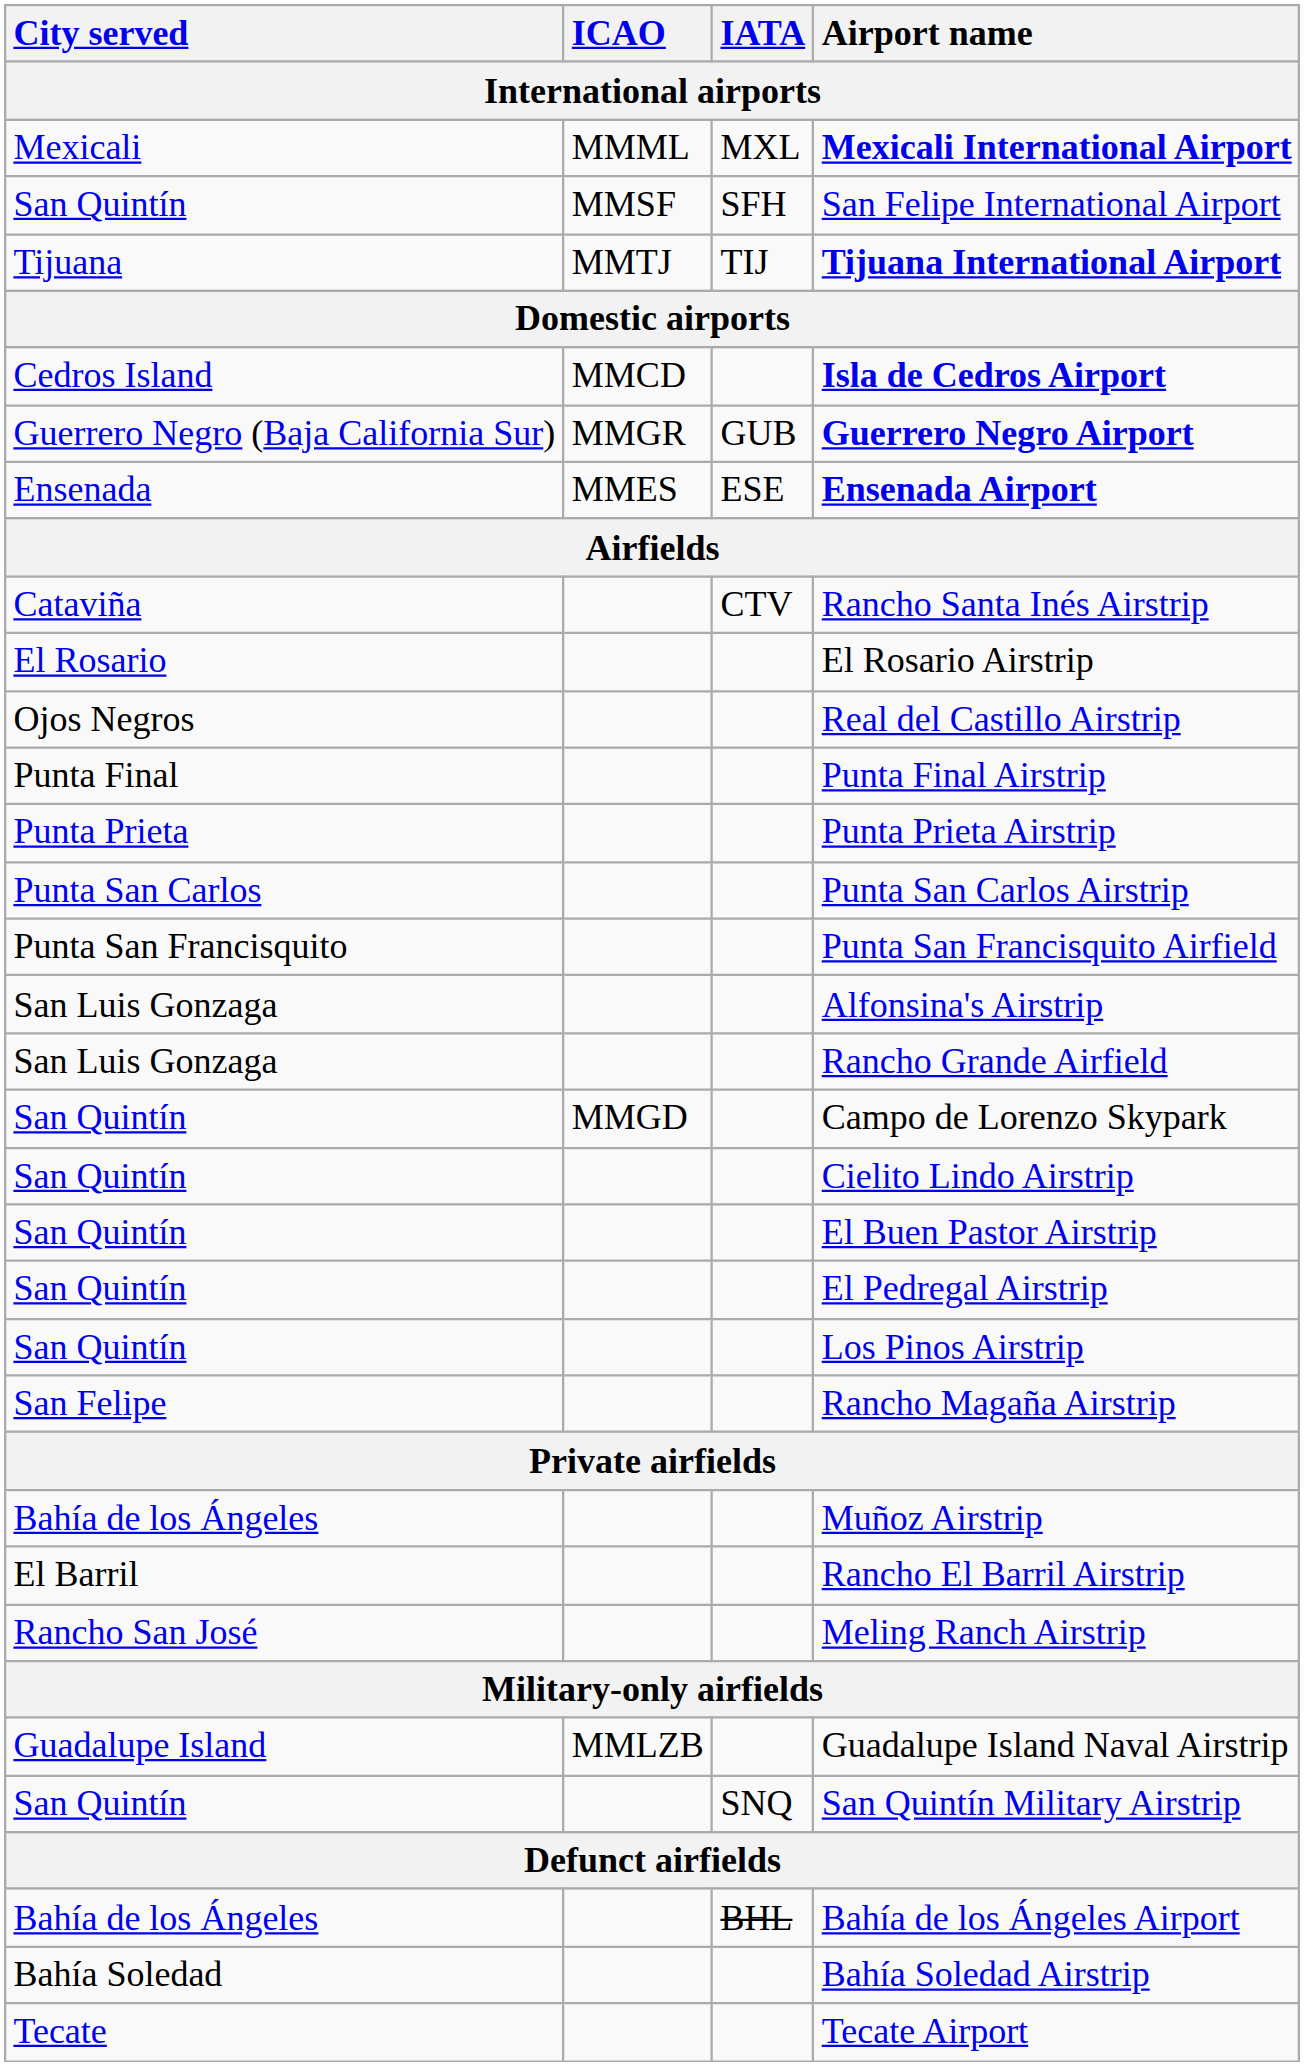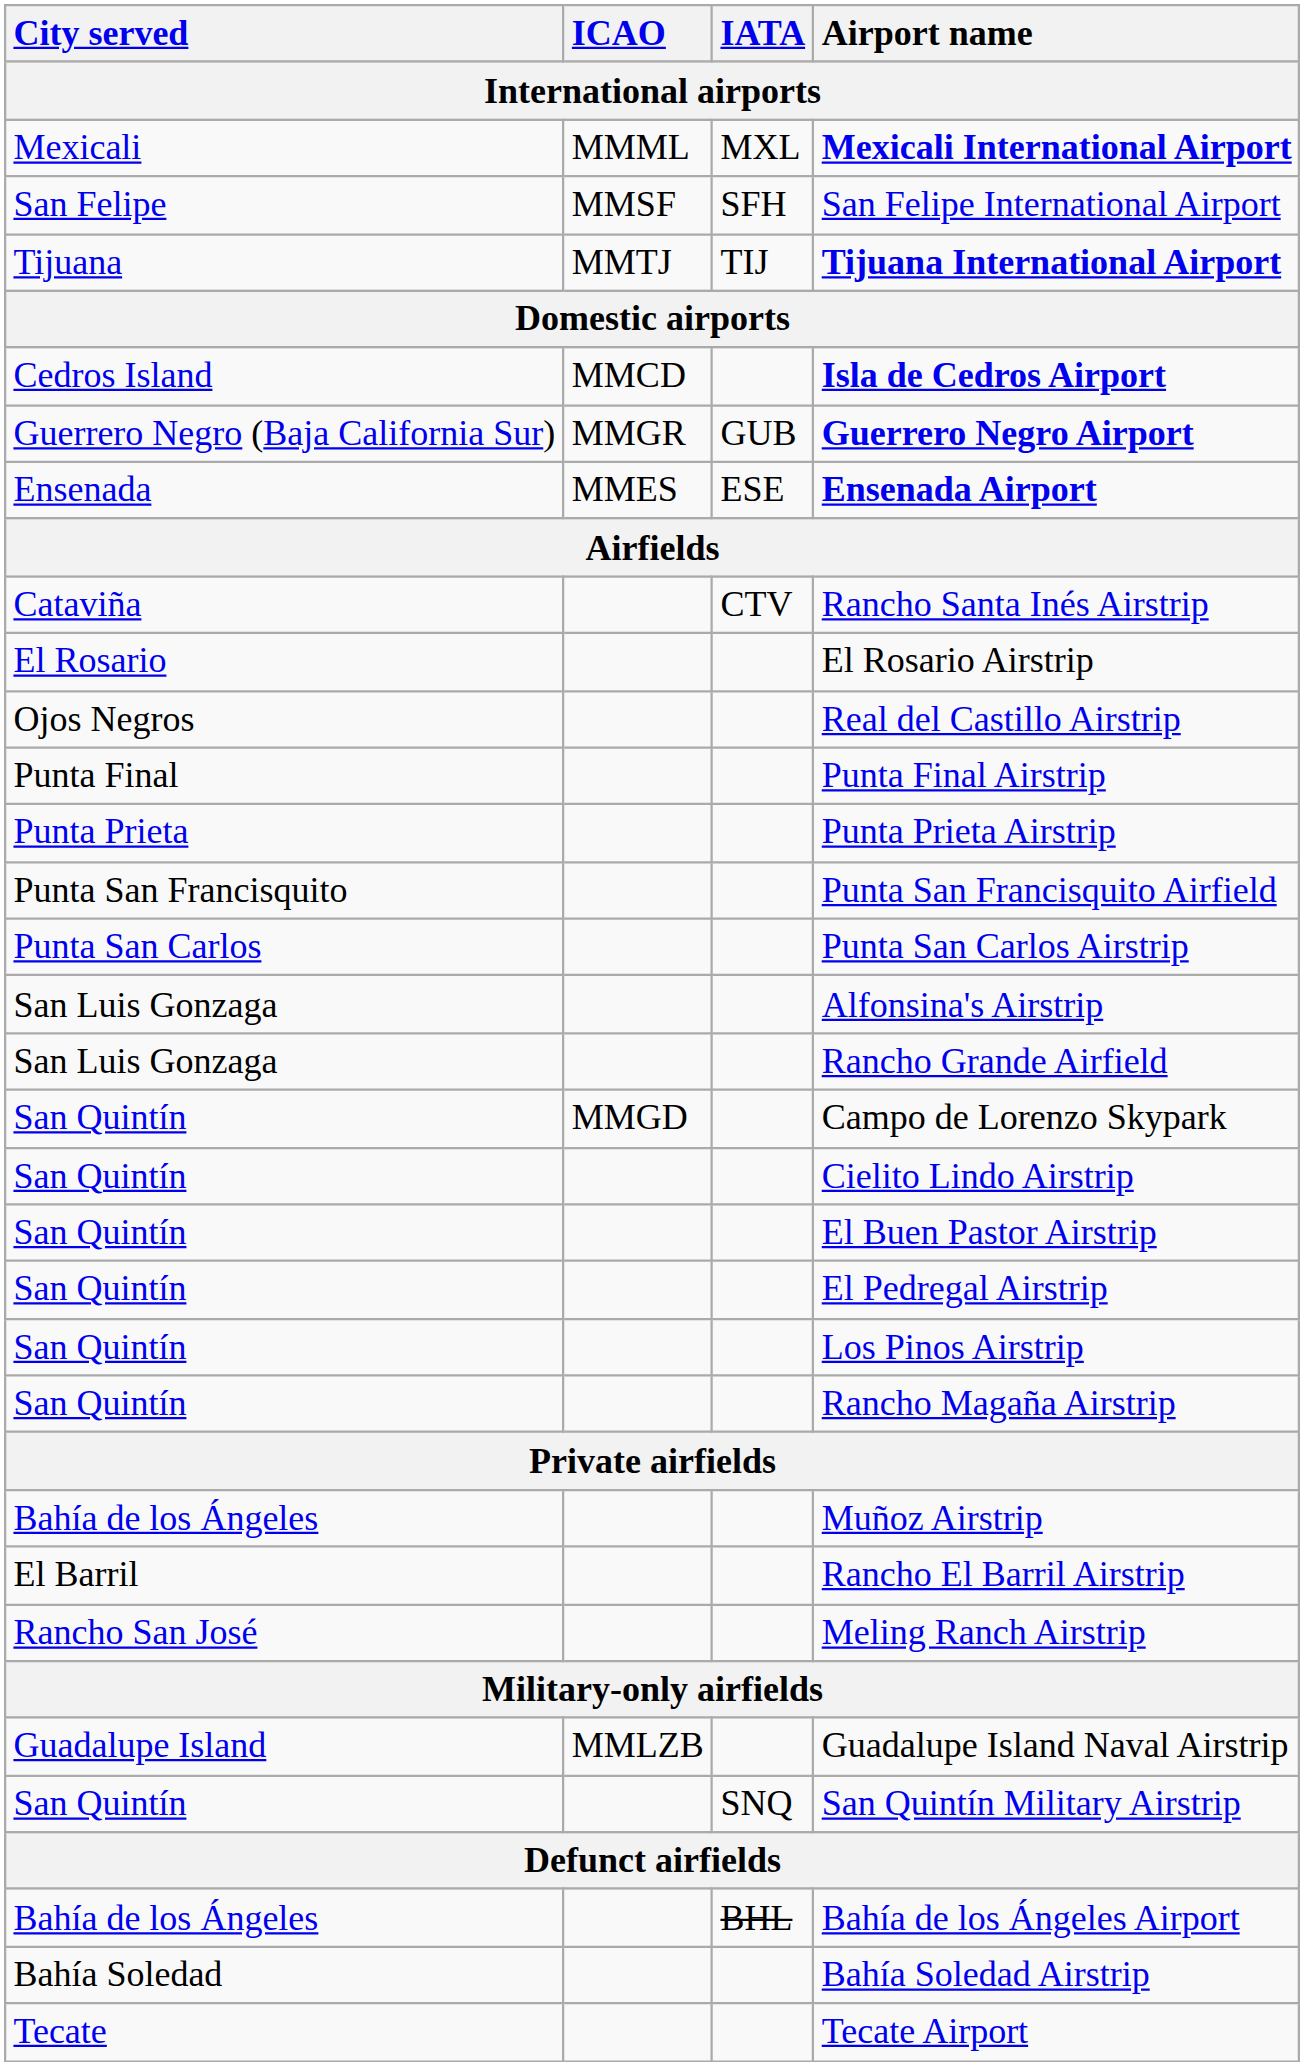(100, 204) San Quintín -> (90, 204) San Felipe
rows swapped: (1005, 889) <-> (1049, 946)
(90, 1403) San Felipe -> (100, 1403) San Quintín
